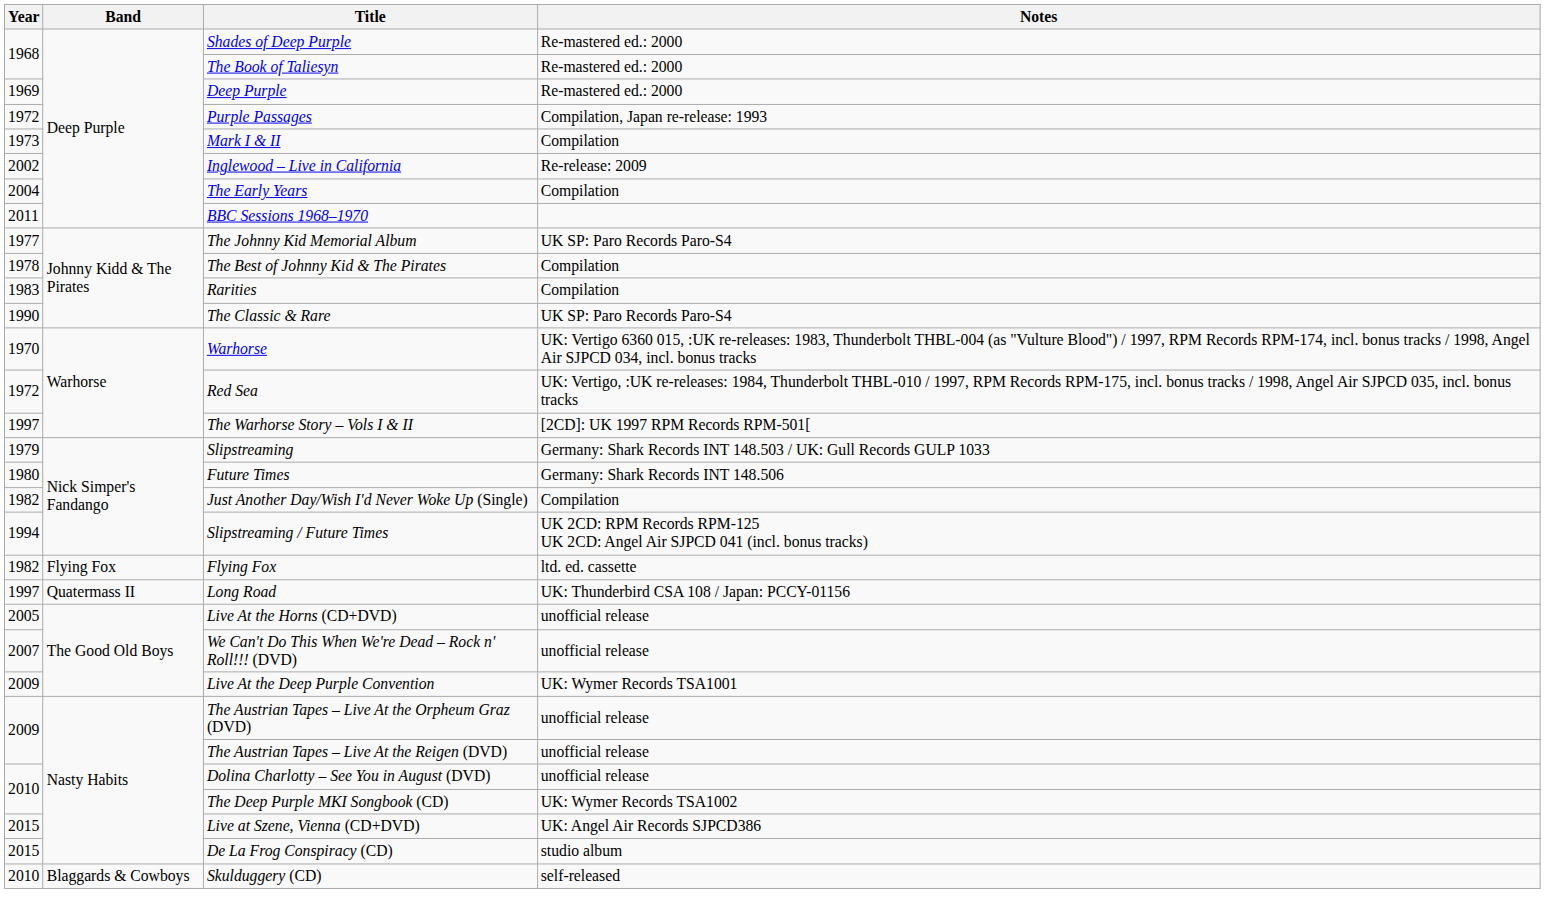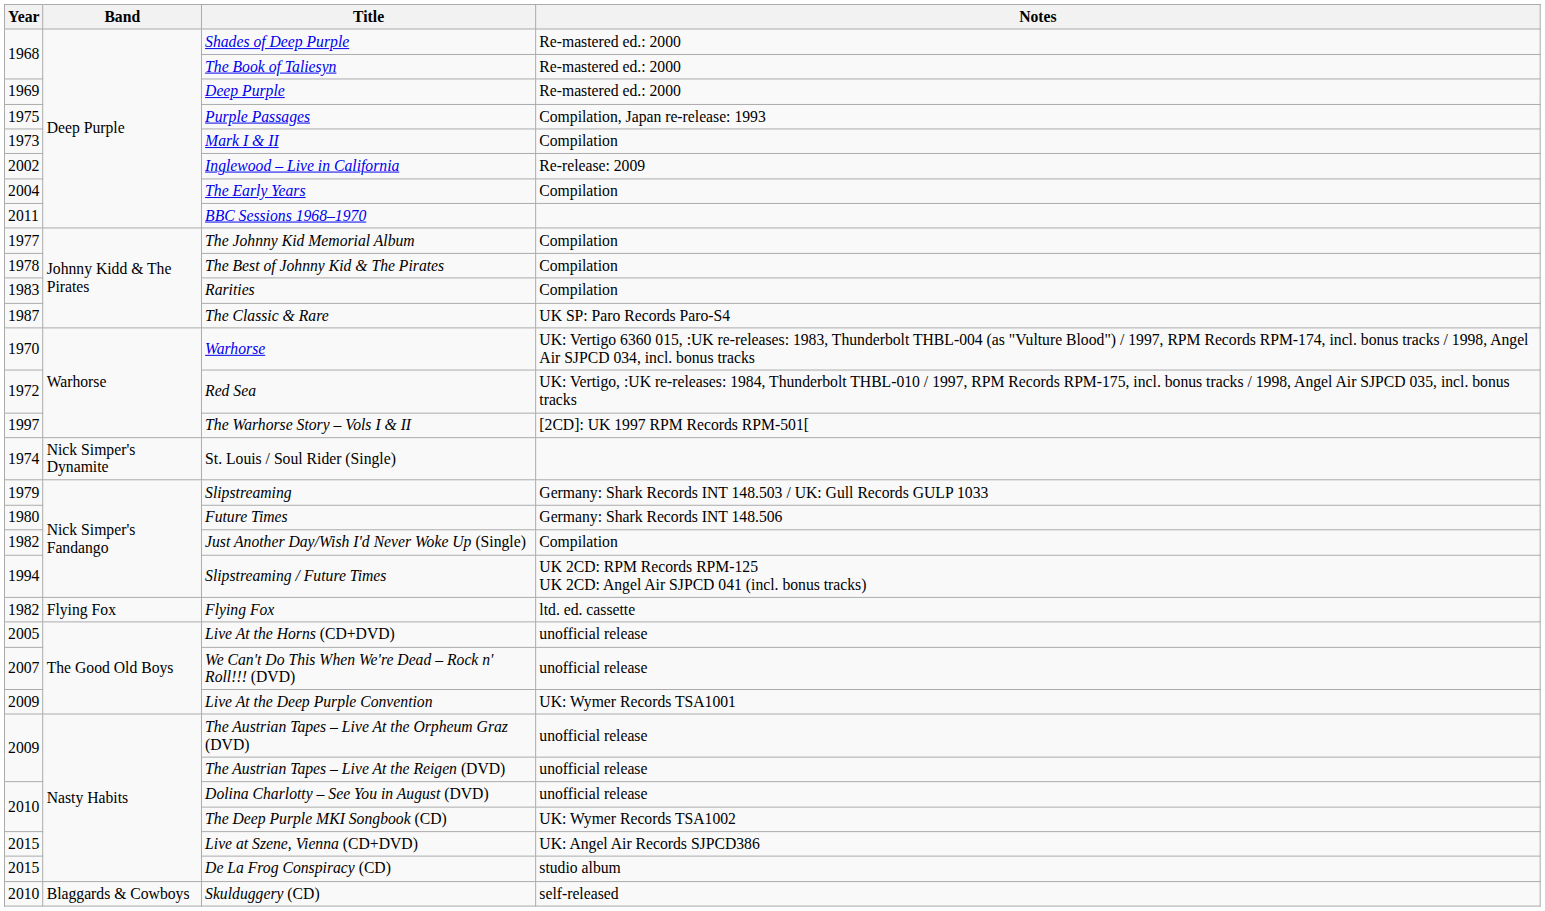(24, 116) 1972 -> (24, 116) 1975
(636, 240) UK SP: Paro Records Paro-S4 -> (579, 240) Compilation
(24, 315) 1990 -> (24, 315) 1987
+ row: (300, 458)
- row: (242, 592)
